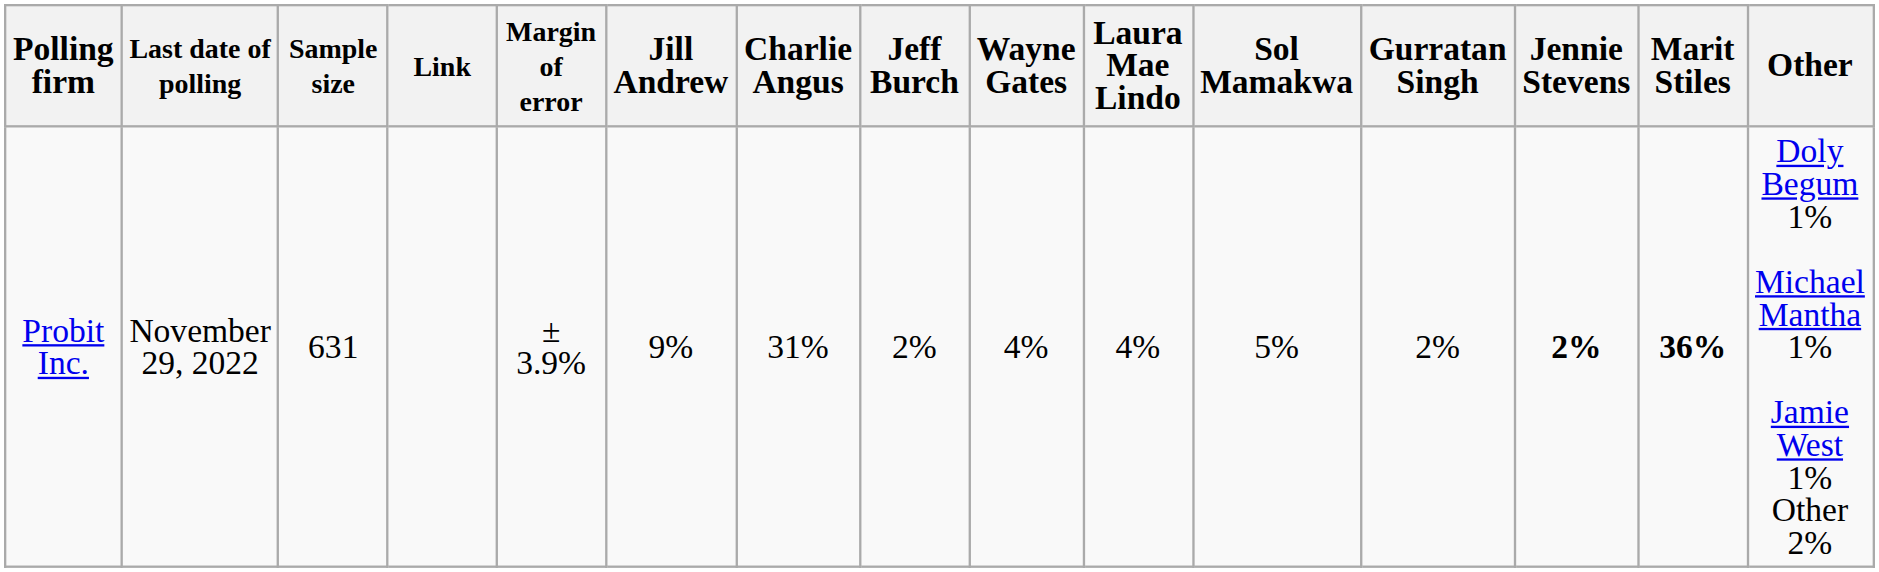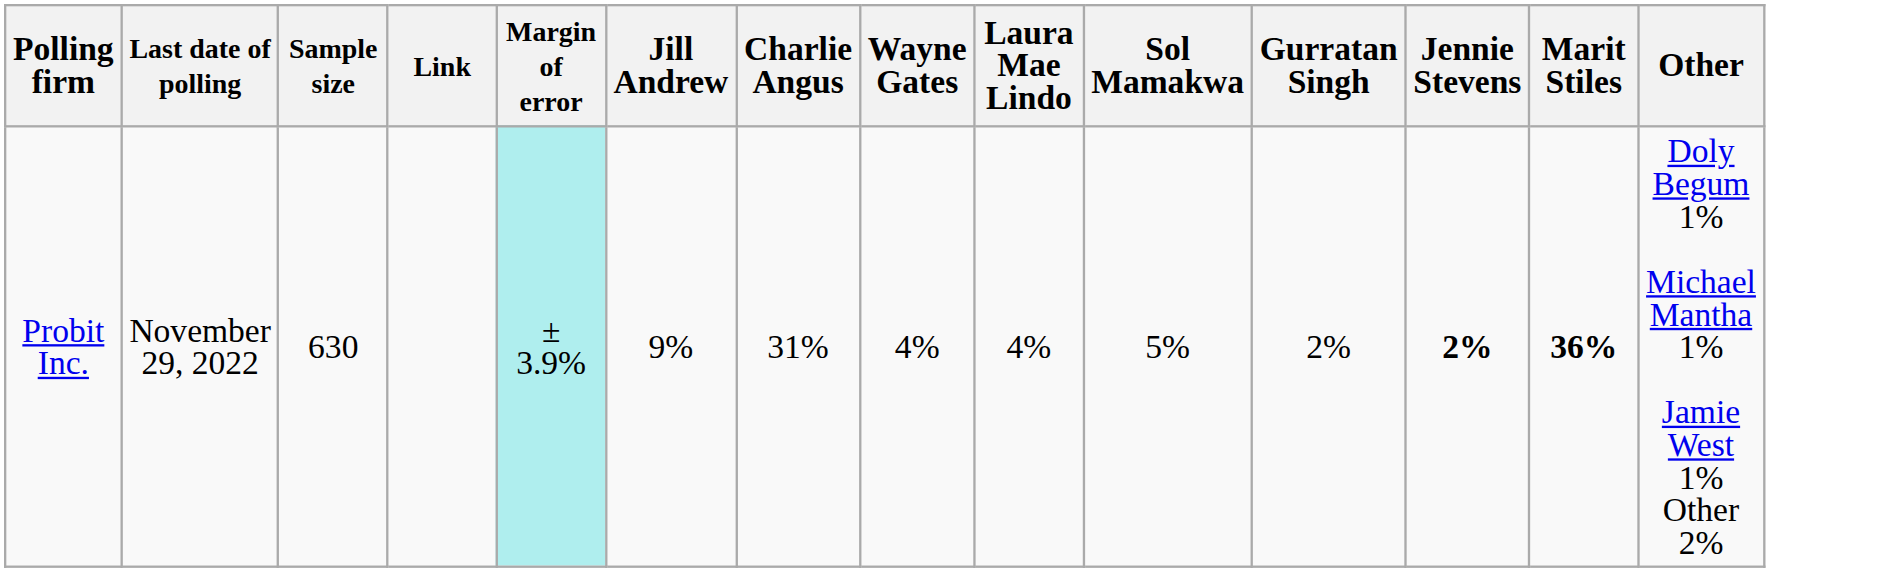- column: (914, 66)
(333, 346) 631 -> (333, 346) 630
(551, 346) no background -> (551, 346) paleturquoise background
